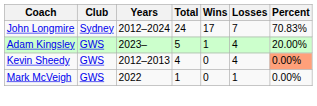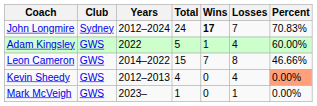(209, 28) normal -> (209, 28) bold
(133, 45) 2023– -> (130, 45) 2022
(289, 45) 20.00% -> (289, 45) 60.00%
+ row: (41, 61)
(130, 77) 2022 -> (133, 93) 2023–
